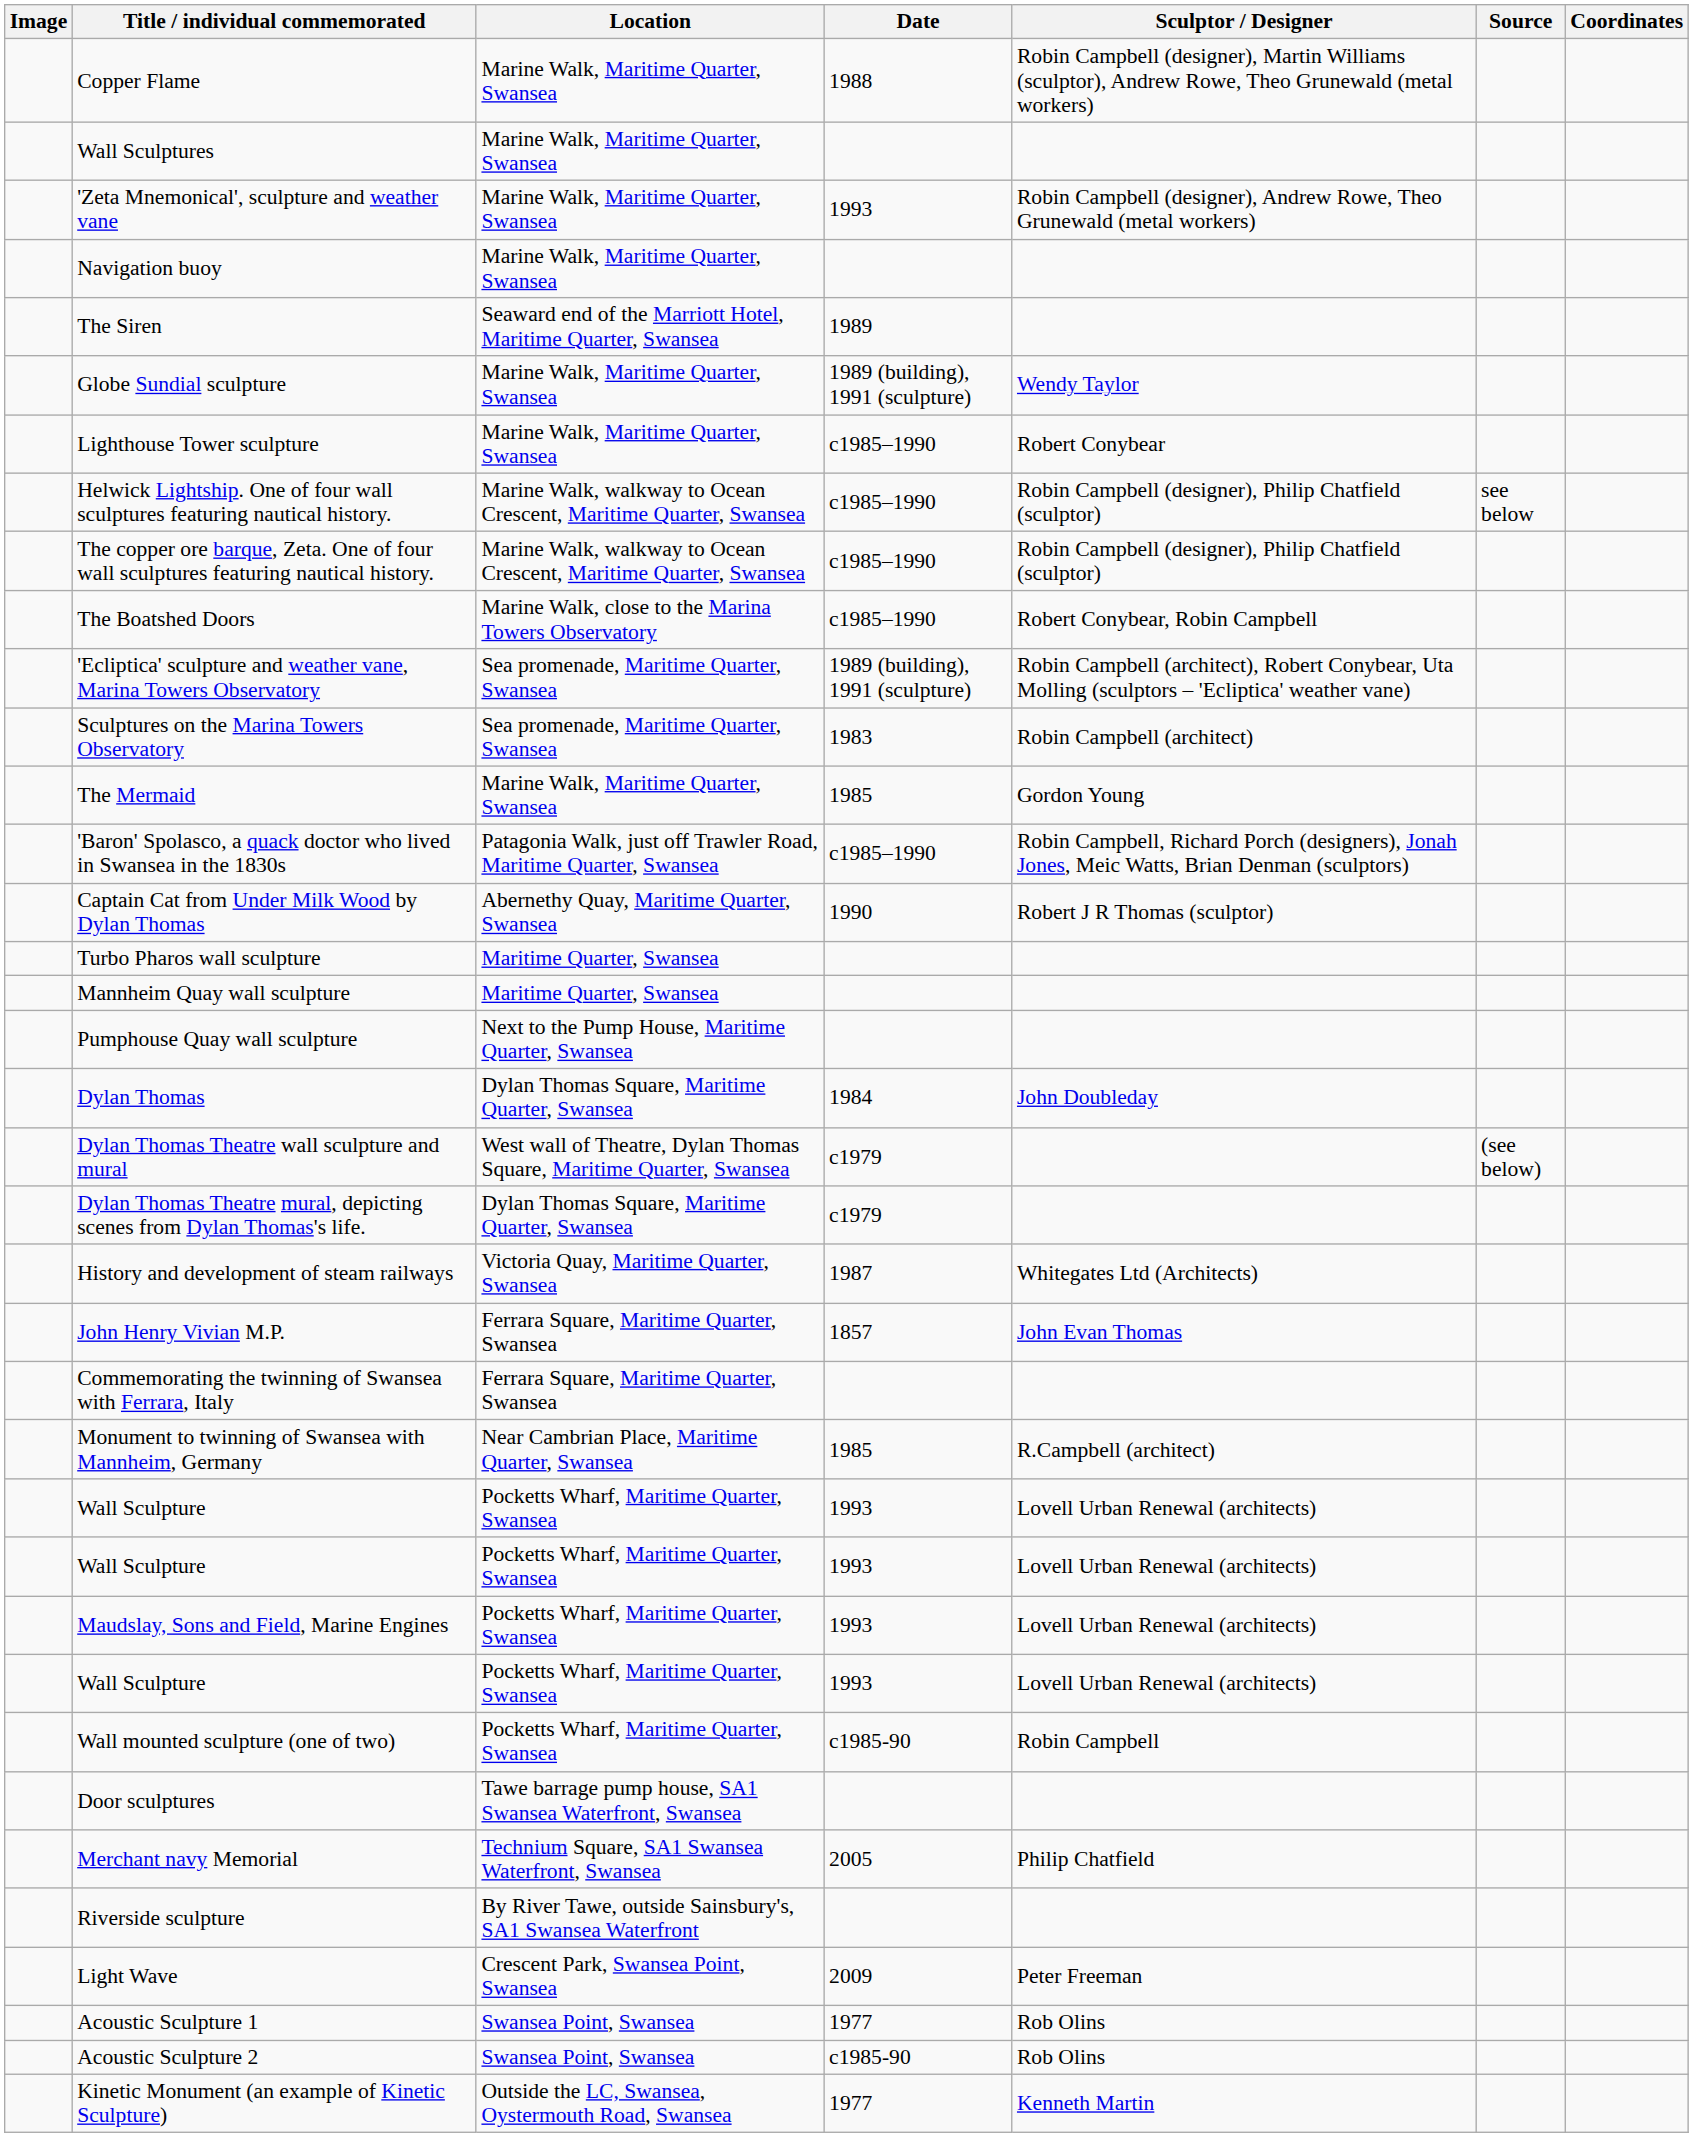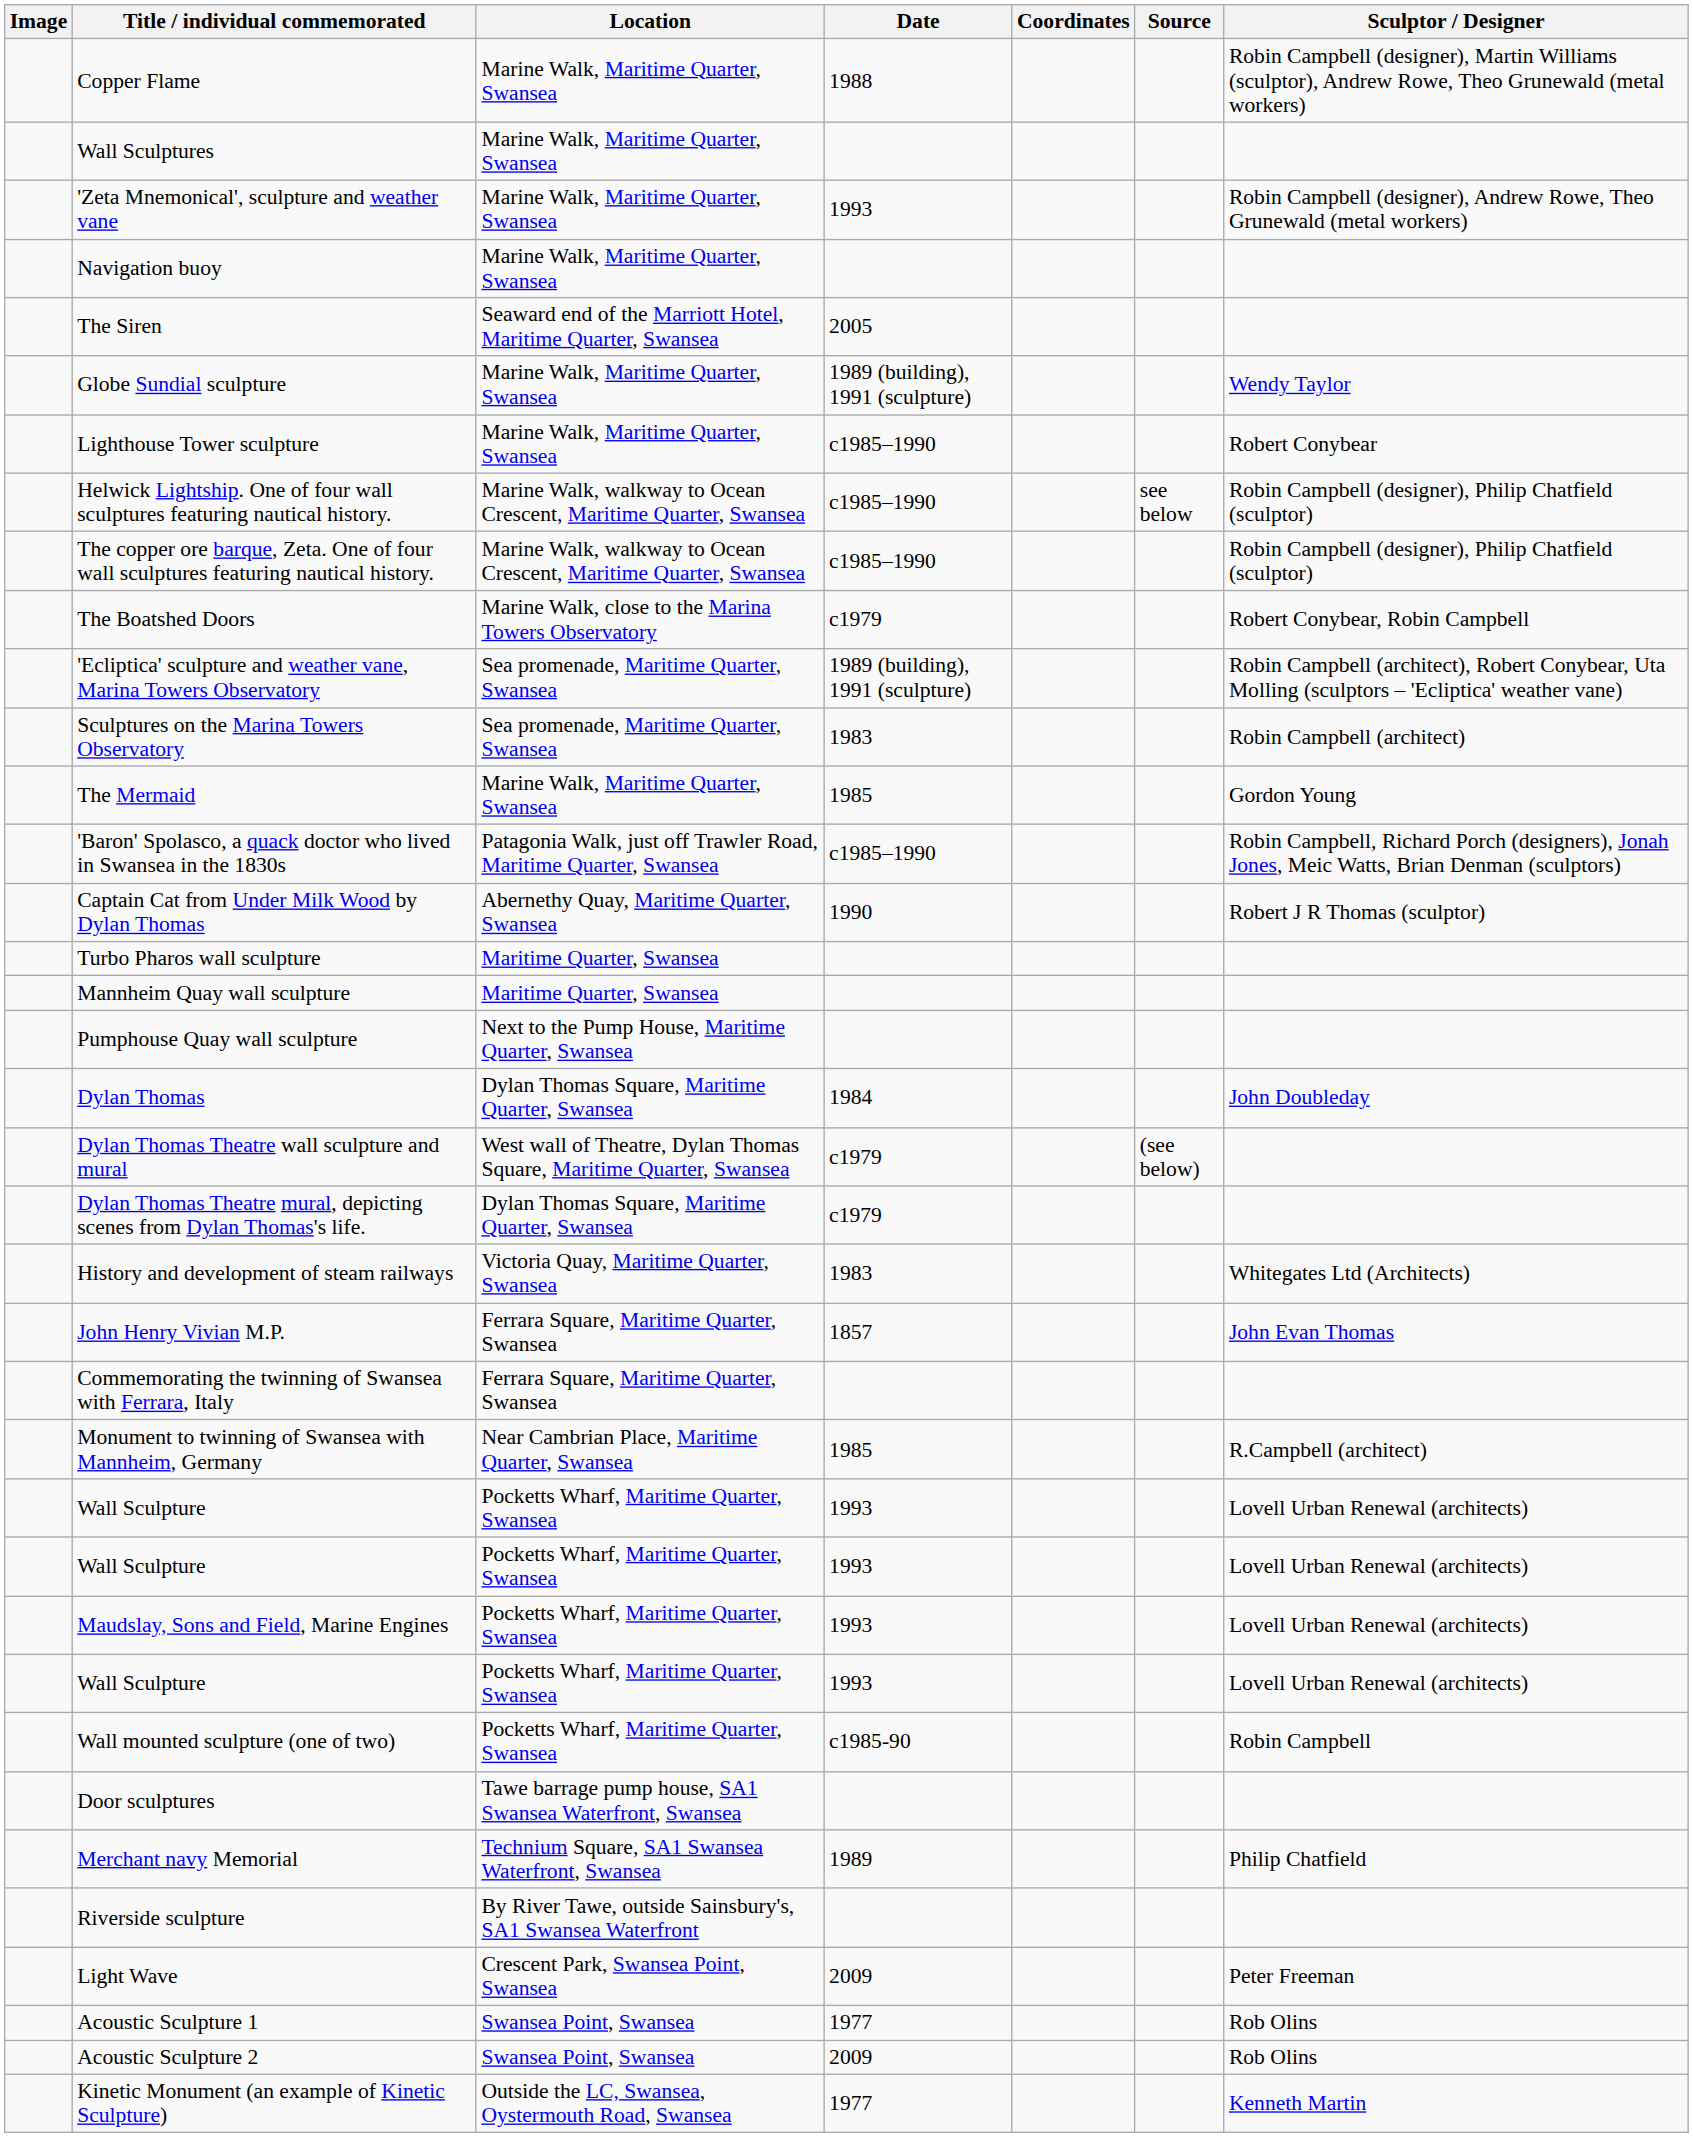columns swapped: (1244, 21) <-> (1627, 21)
(851, 326) 1989 -> (851, 326) 2005
(883, 619) c1985–1990 -> (856, 619) c1979
(851, 1273) 1987 -> (851, 1273) 1983
(851, 1858) 2005 -> (851, 1858) 1989
(870, 2056) c1985-90 -> (851, 2056) 2009
